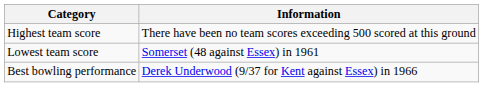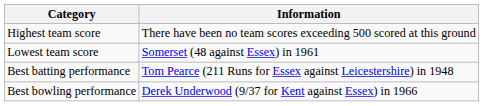+ row: (69, 71)
